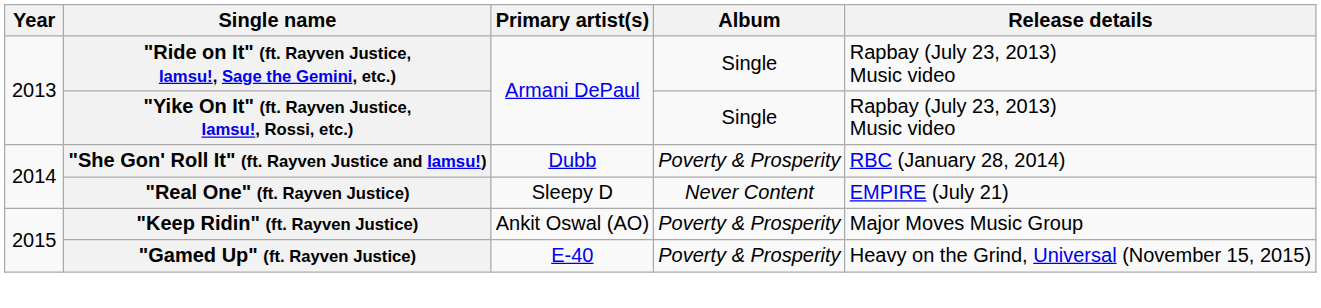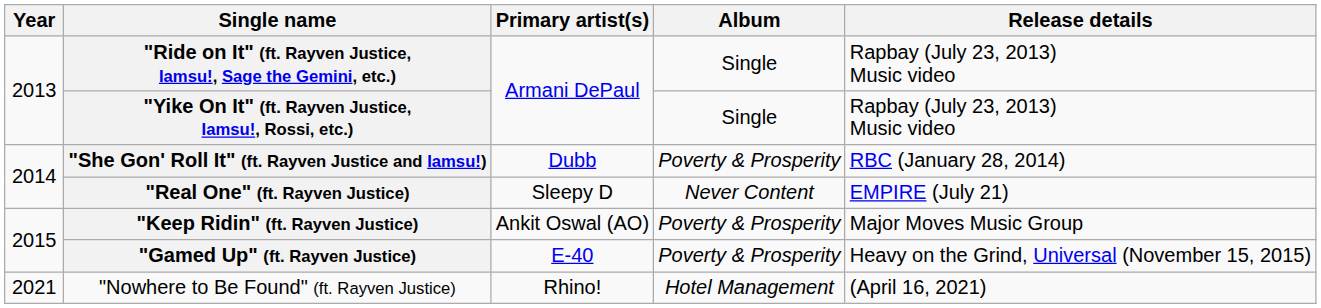+ row: (277, 287)
